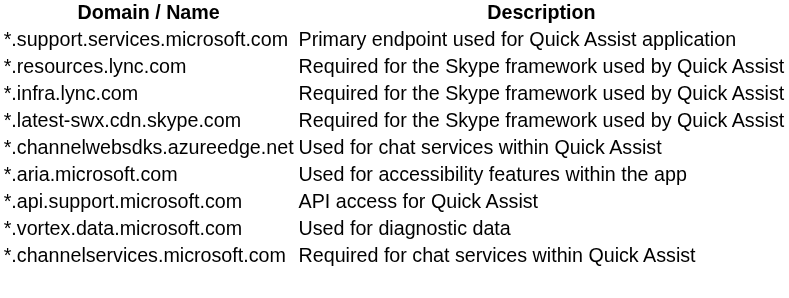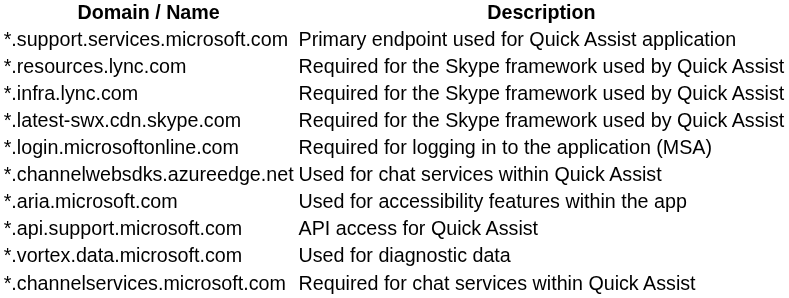+ row: (121, 147)
